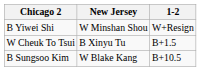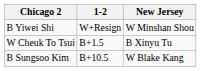columns swapped: (173, 12) <-> (113, 12)
